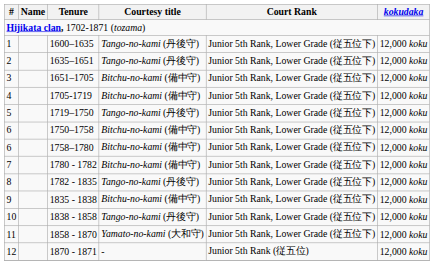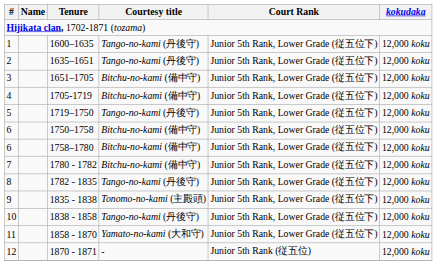(151, 199) Bitchu-no-kami (備中守) -> (154, 199) Tonomo-no-kami (主殿頭)
